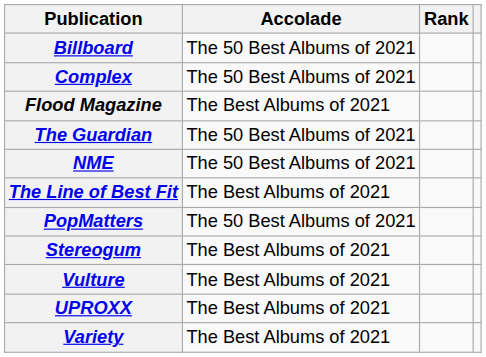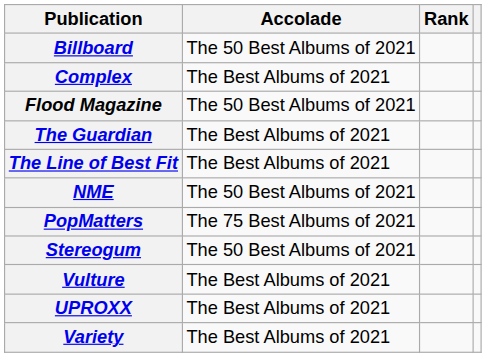(301, 76) The 50 Best Albums of 2021 -> (288, 76) The Best Albums of 2021
(288, 105) The Best Albums of 2021 -> (301, 105) The 50 Best Albums of 2021
(301, 134) The 50 Best Albums of 2021 -> (288, 134) The Best Albums of 2021
rows swapped: (93, 192) <-> (93, 163)
(301, 221) The 50 Best Albums of 2021 -> (301, 221) The 75 Best Albums of 2021
(288, 250) The Best Albums of 2021 -> (301, 250) The 50 Best Albums of 2021
